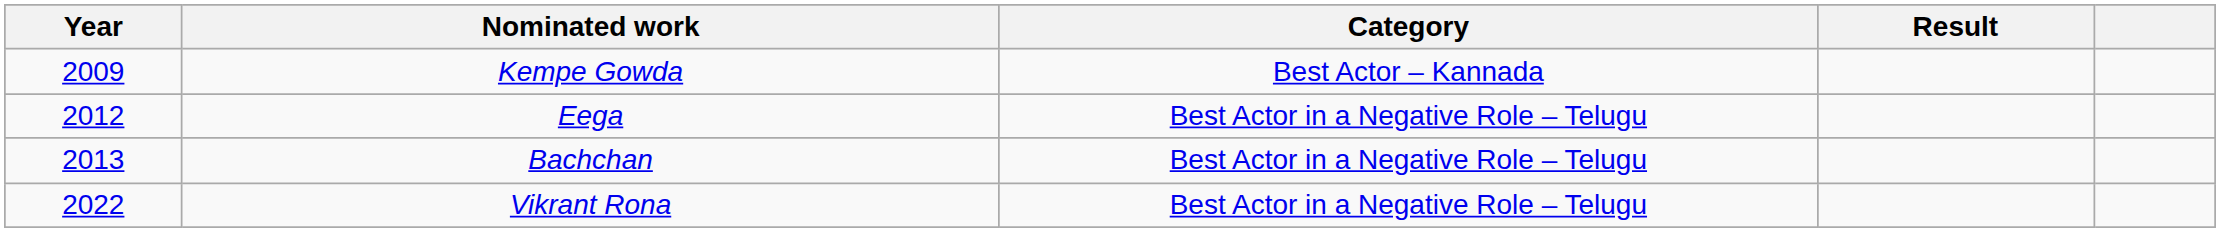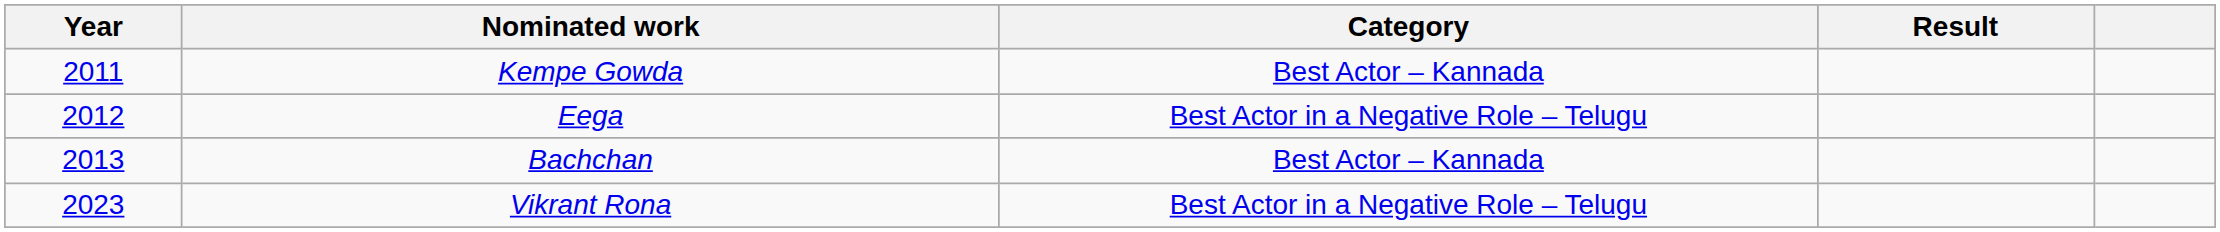(93, 71) 2009 -> (93, 71) 2011
(1408, 159) Best Actor in a Negative Role – Telugu -> (1408, 159) Best Actor – Kannada
(93, 204) 2022 -> (93, 204) 2023
